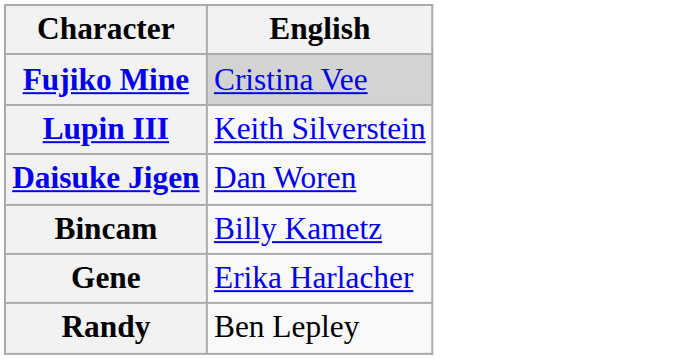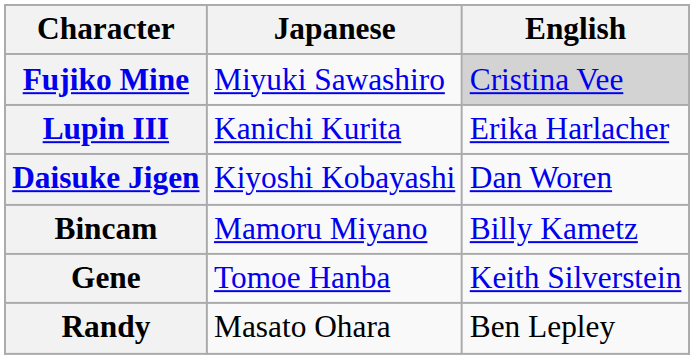+ column: (335, 29)
(320, 128) Keith Silverstein -> (569, 128) Erika Harlacher
(314, 278) Erika Harlacher -> (576, 278) Keith Silverstein
